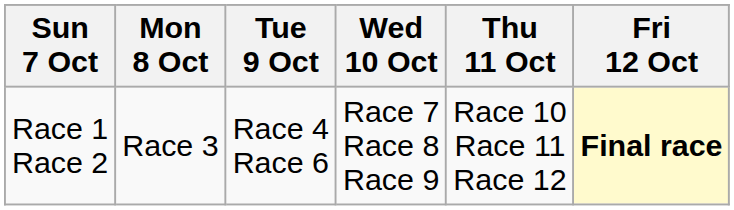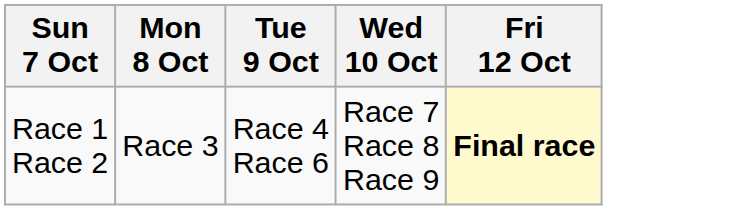- column: (510, 45)
